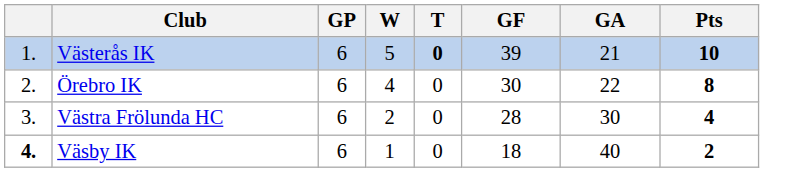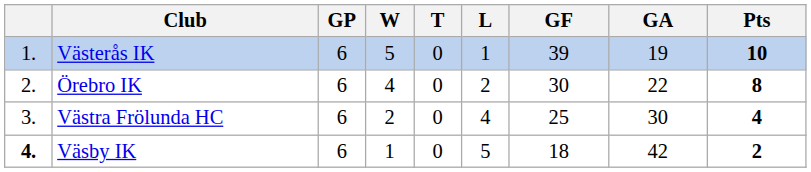+ column: (485, 20)
(438, 53) bold -> (438, 53) normal
(610, 53) 21 -> (658, 53) 19
(511, 118) 28 -> (559, 118) 25
(610, 150) 40 -> (658, 150) 42
